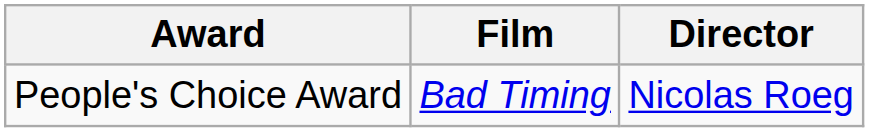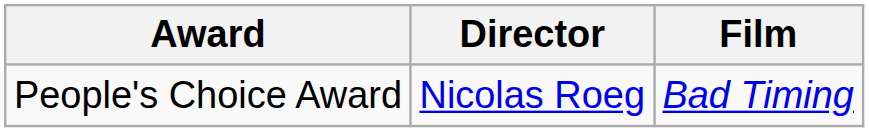columns swapped: (515, 34) <-> (741, 34)
